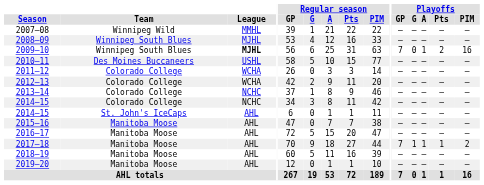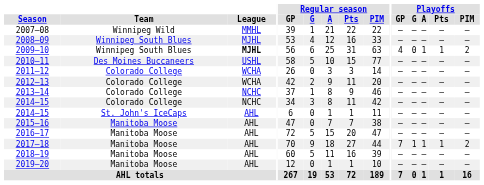(400, 51) 7 -> (400, 51) 4
(442, 51) 2 -> (442, 51) 1
(467, 51) 16 -> (467, 51) 2
